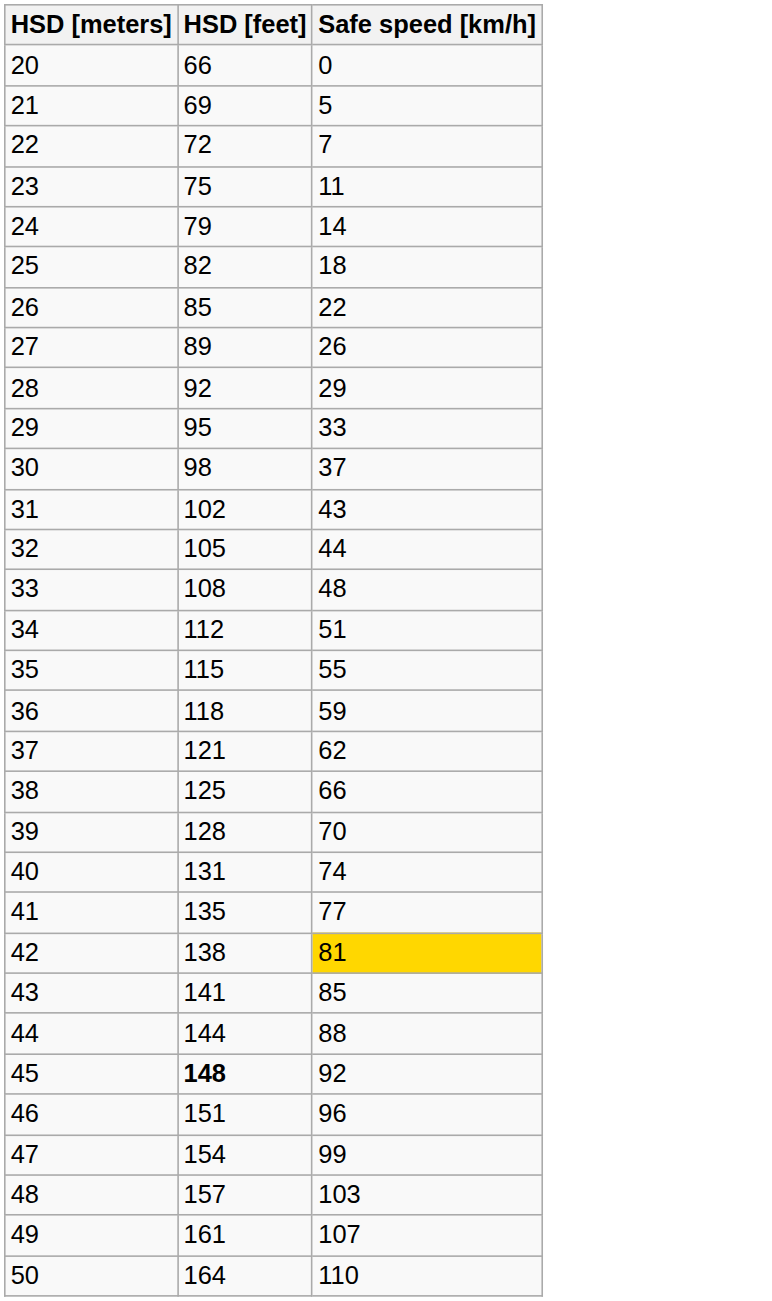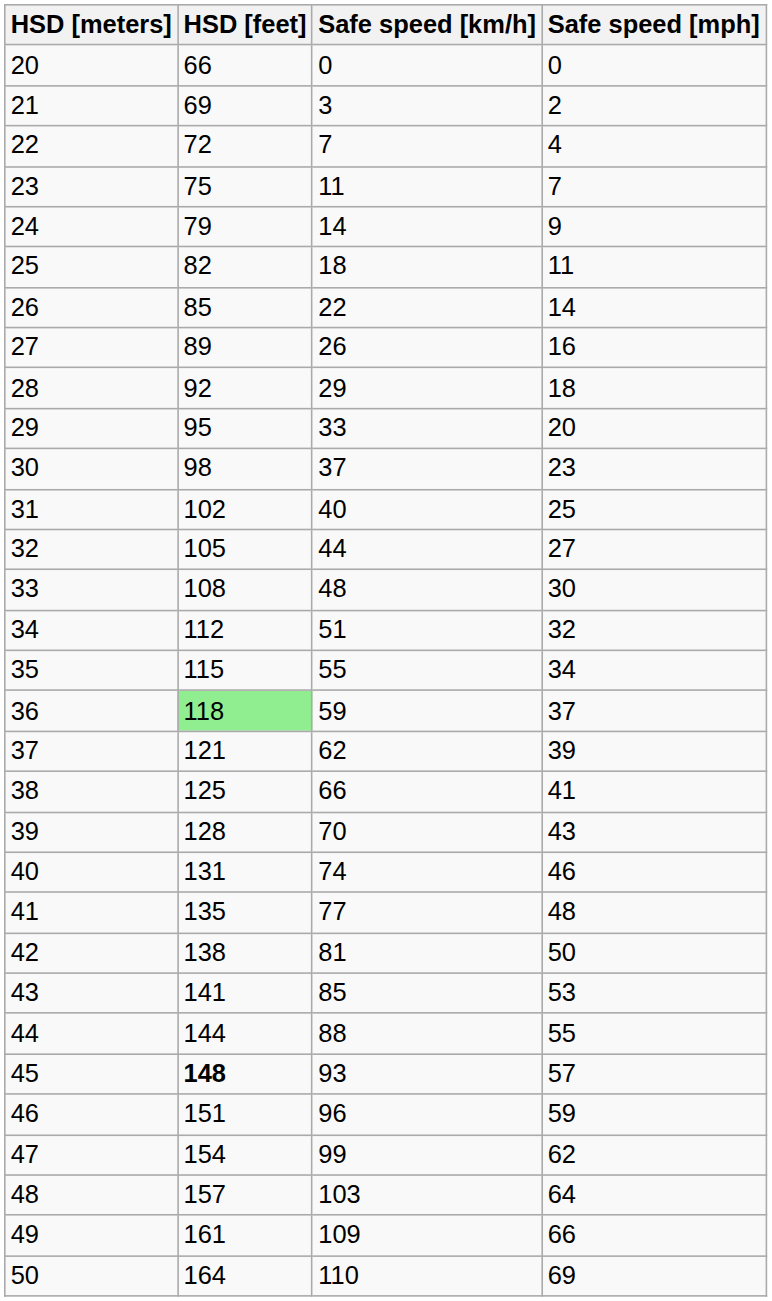+ column: (654, 24)
(325, 105) 5 -> (325, 105) 3
(332, 508) 43 -> (332, 508) 40
(204, 710) no background -> (204, 710) lightgreen background
(332, 952) gold background -> (332, 952) no background
(332, 1073) 92 -> (332, 1073) 93
(339, 1235) 107 -> (339, 1235) 109
